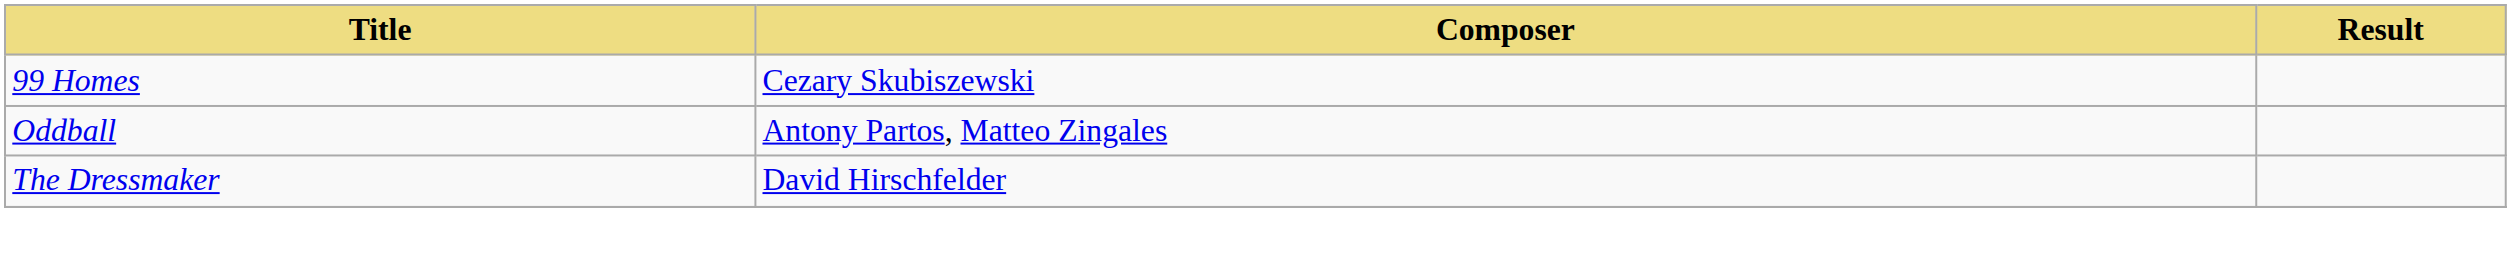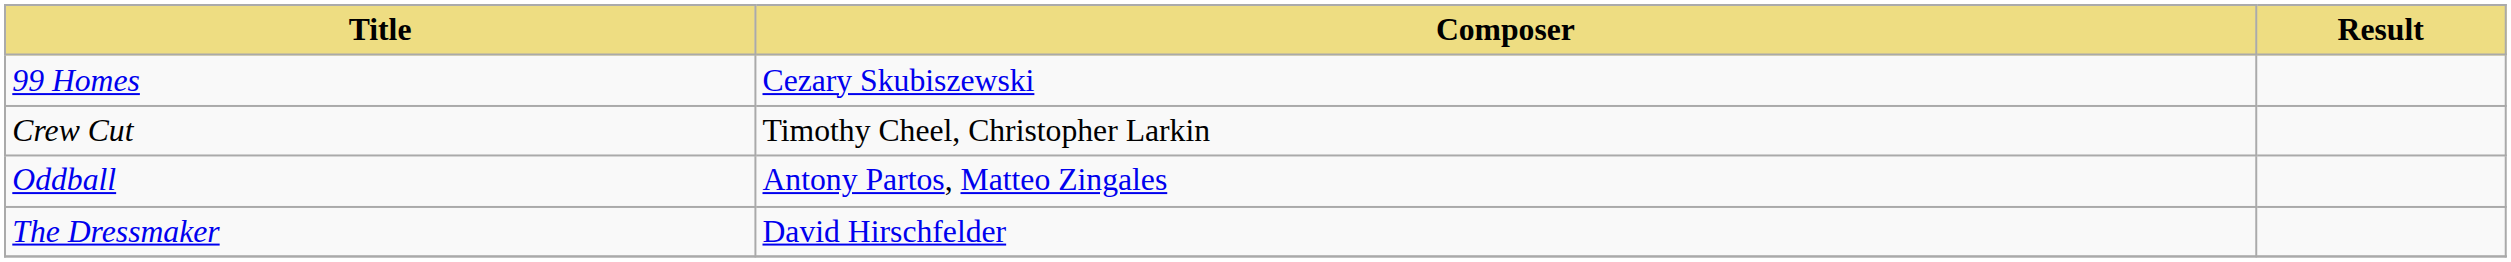+ row: (73, 130)
